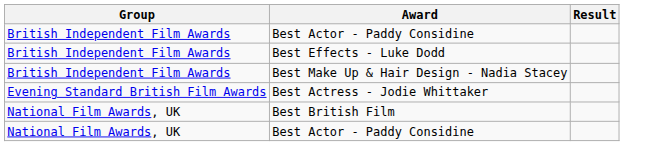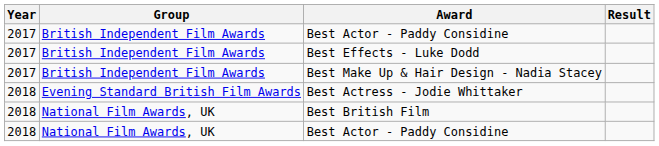+ column: (22, 14)
